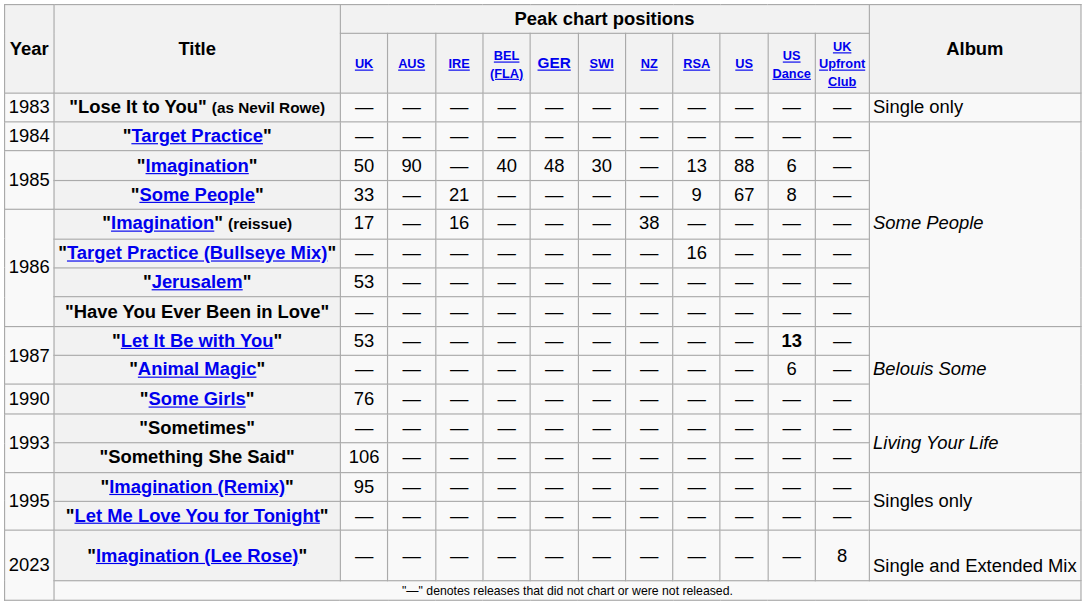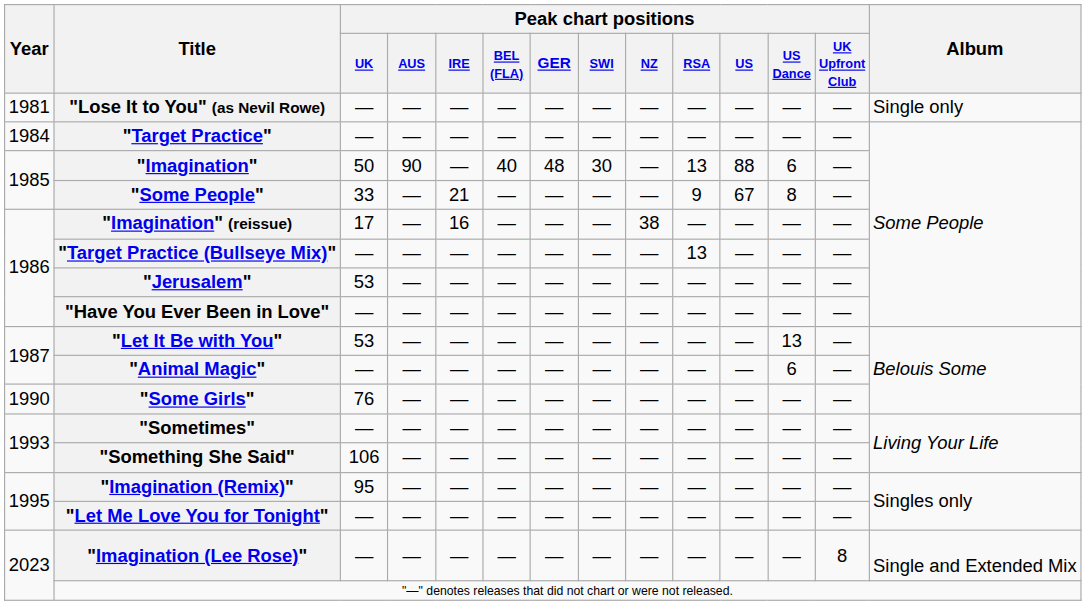(29, 107) 1983 -> (29, 107) 1981
(697, 253) 16 -> (697, 253) 13
(792, 340) bold -> (792, 340) normal
